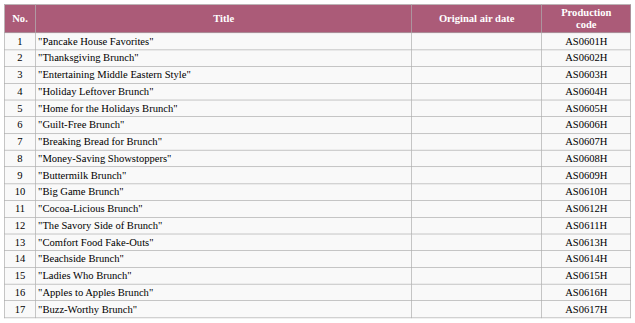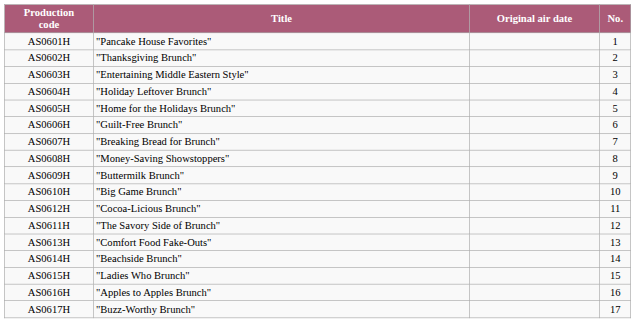columns swapped: (20, 18) <-> (586, 18)
